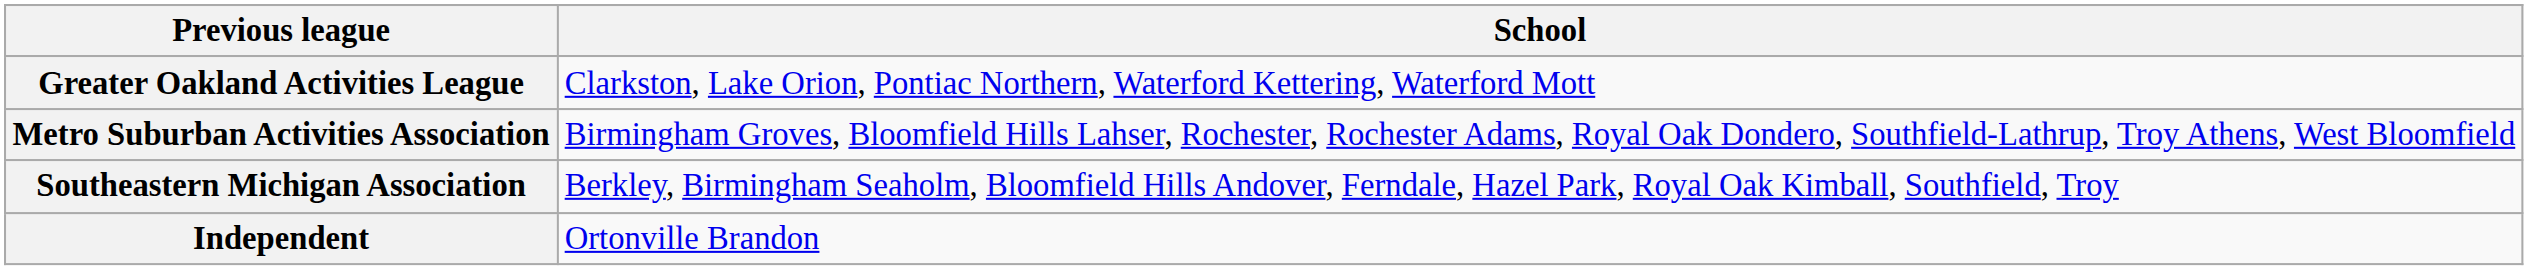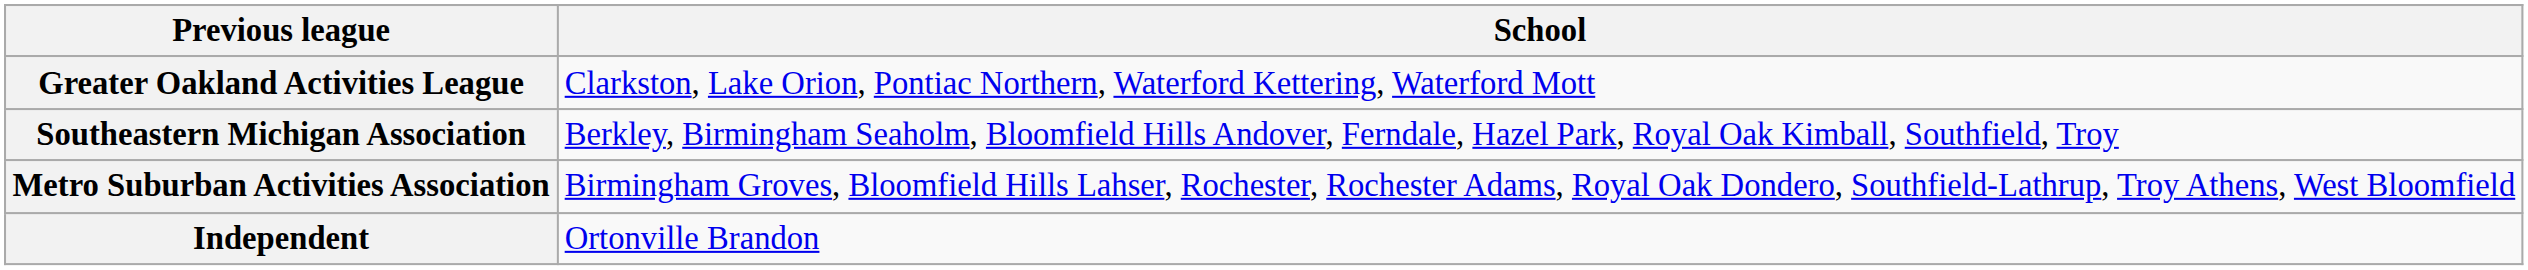rows swapped: (281, 133) <-> (281, 185)
